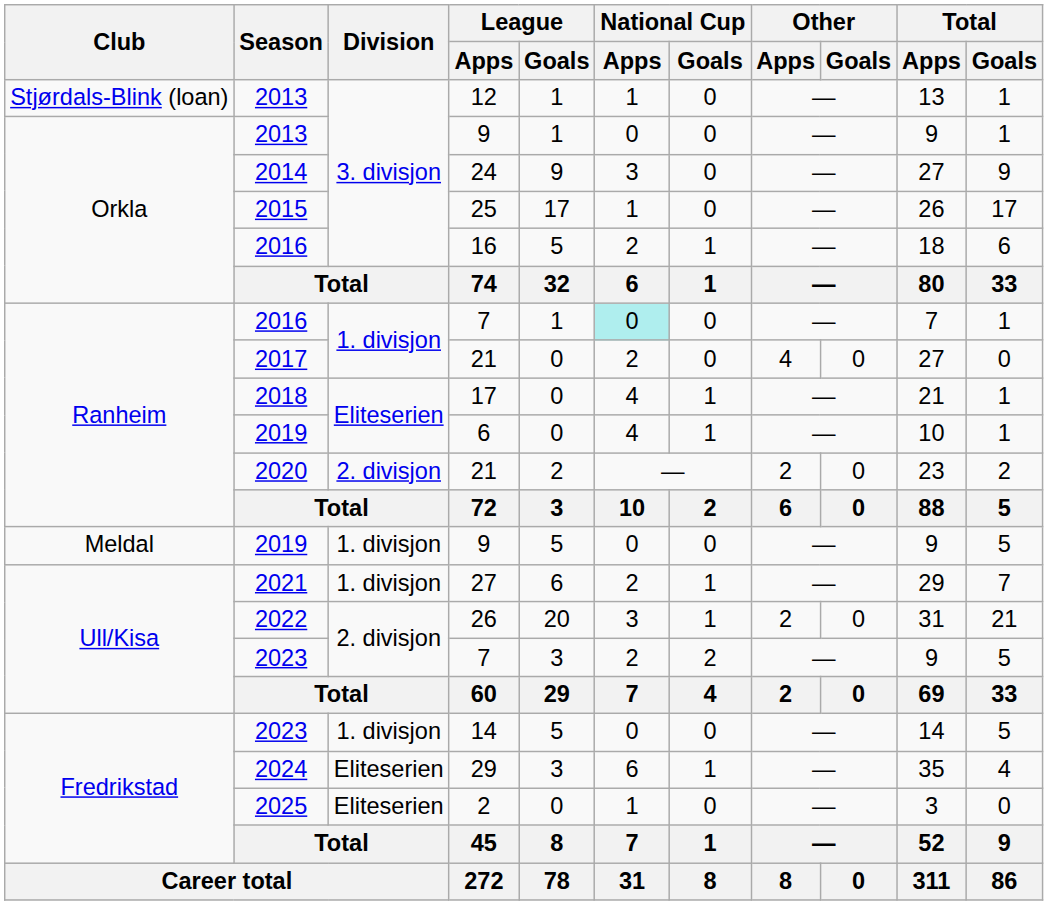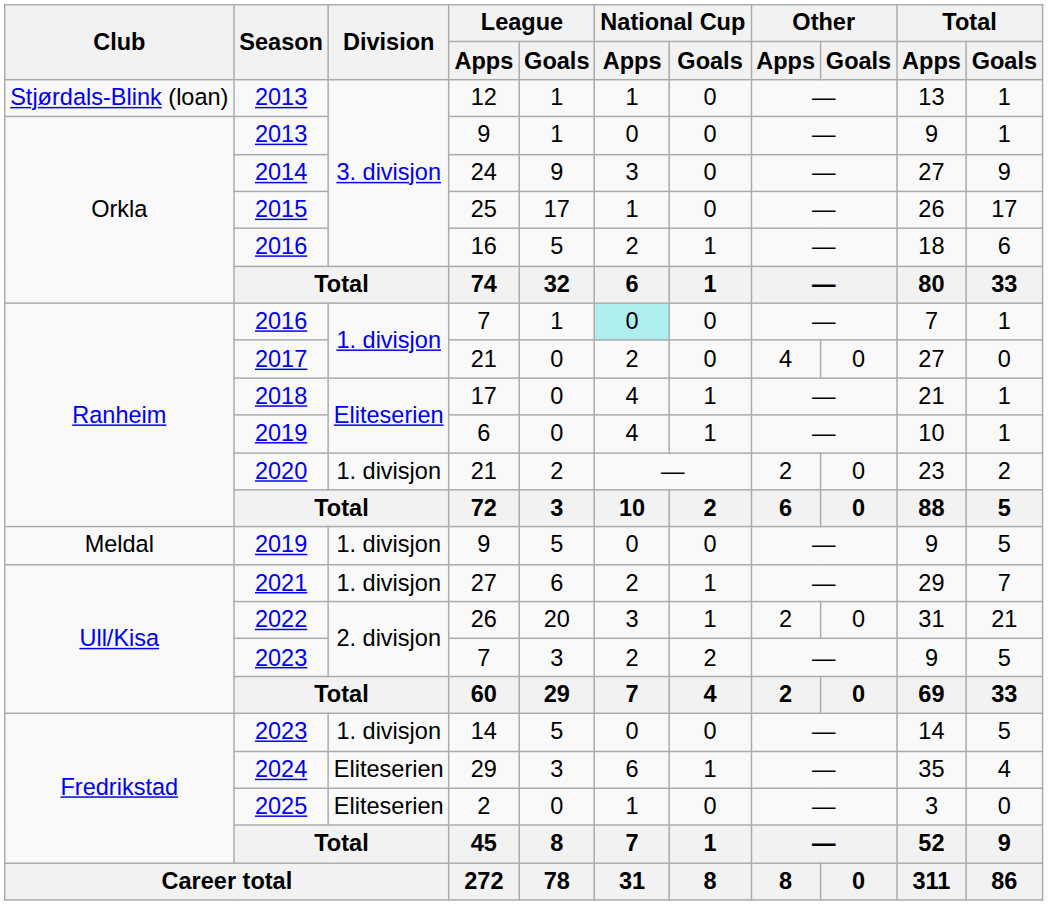(389, 470) 2. divisjon -> (389, 470) 1. divisjon
